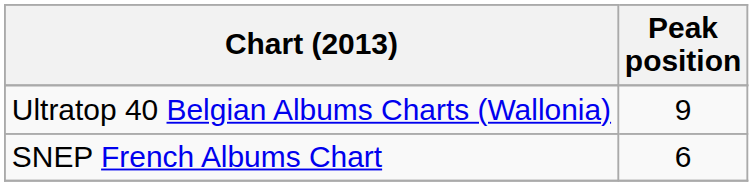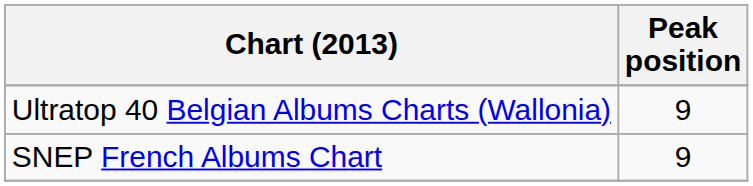(683, 156) 6 -> (683, 156) 9
